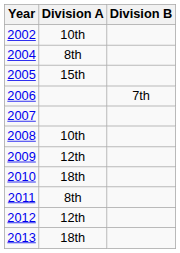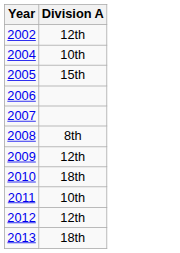- column: (141, 14)
(73, 34) 10th -> (73, 34) 12th
(73, 55) 8th -> (73, 55) 10th
(73, 136) 10th -> (73, 136) 8th
(73, 197) 8th -> (73, 197) 10th
